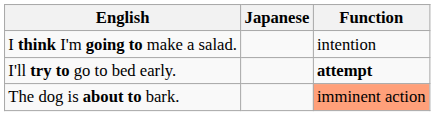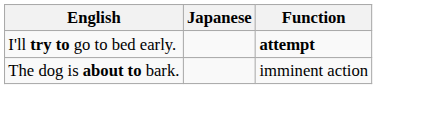- row: (123, 44)
(371, 96) lightsalmon background -> (314, 70) no background
